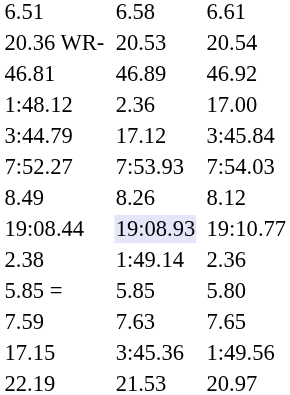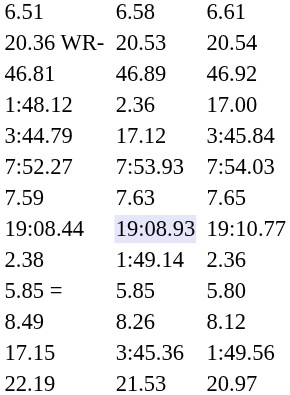rows swapped: (24, 321) <-> (24, 197)
